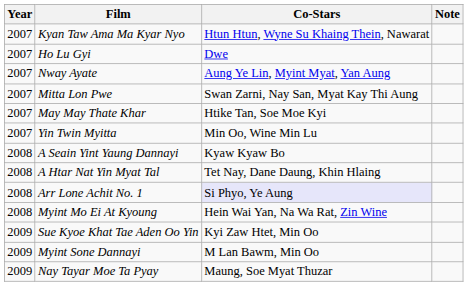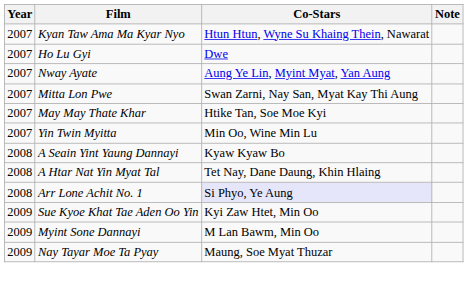- row: (97, 212)
